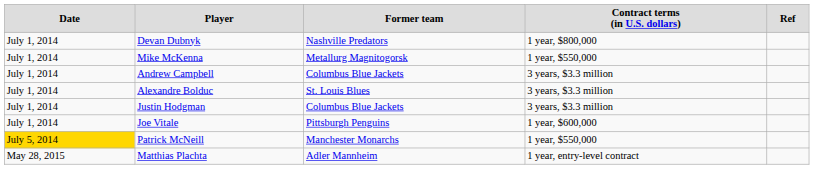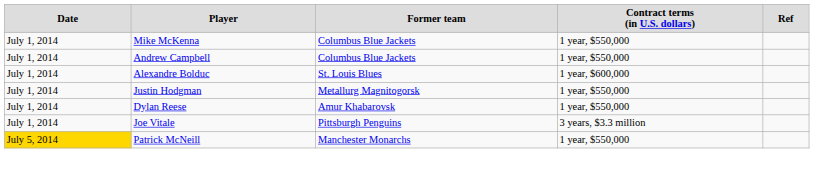- row: (169, 40)
(357, 57) Metallurg Magnitogorsk -> (367, 40) Columbus Blue Jackets
(570, 73) 3 years, $3.3 million -> (594, 57) 1 year, $550,000
(570, 90) 3 years, $3.3 million -> (594, 73) 1 year, $600,000
(355, 106) Columbus Blue Jackets -> (369, 90) Metallurg Magnitogorsk
(570, 106) 3 years, $3.3 million -> (594, 90) 1 year, $550,000
+ row: (160, 106)
(562, 123) 1 year, $600,000 -> (603, 123) 3 years, $3.3 million
- row: (172, 156)
